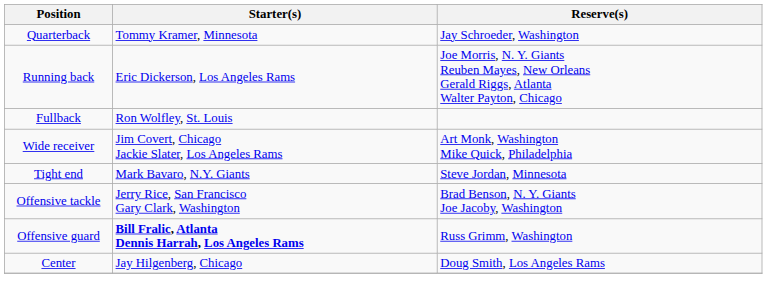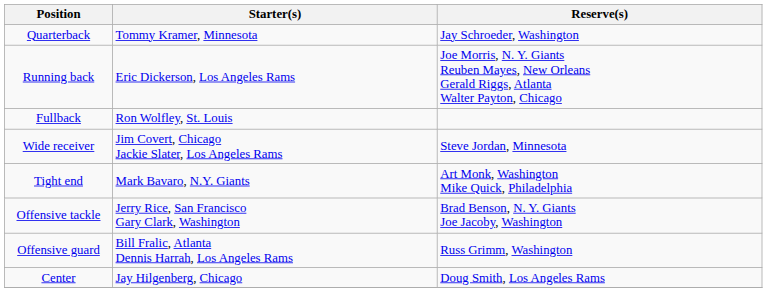(506, 146) Art Monk, Washington Mike Quick, Philadelphia -> (503, 146) Steve Jordan, Minnesota
(503, 173) Steve Jordan, Minnesota -> (506, 180) Art Monk, Washington Mike Quick, Philadelphia
(210, 235) bold -> (204, 250) normal
